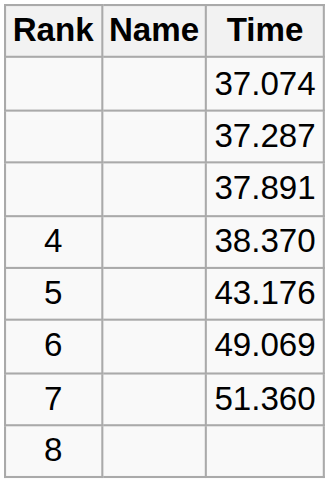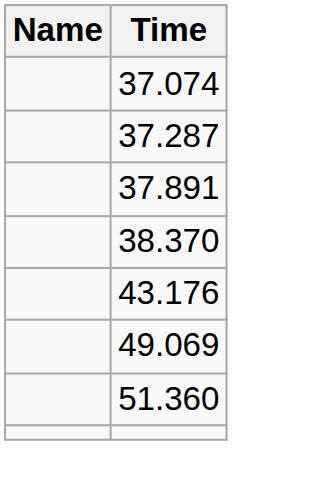- column: (53, 30)
